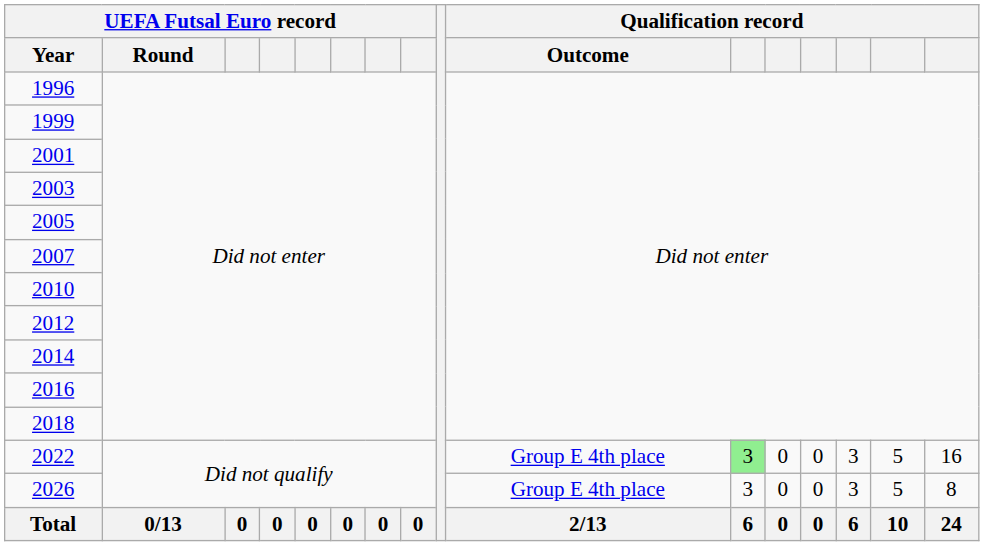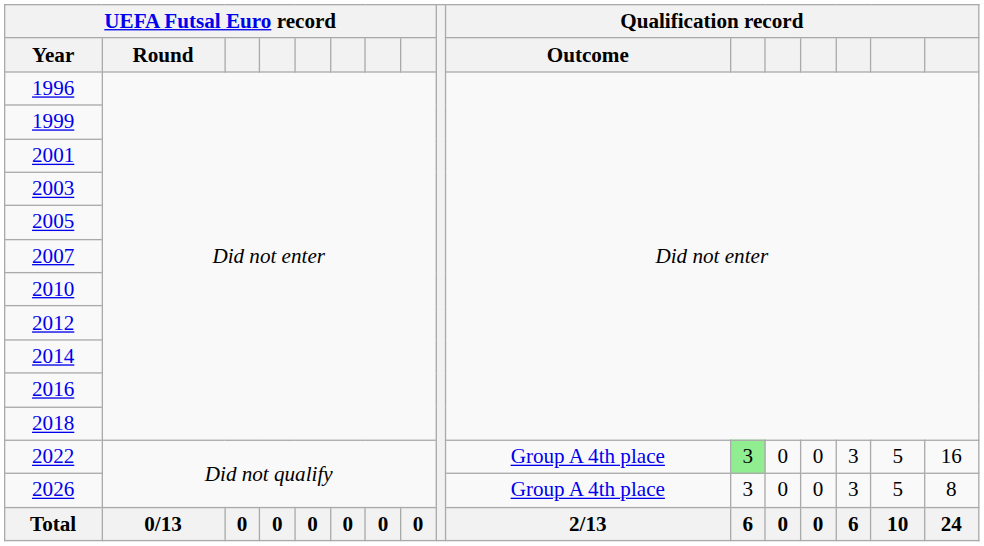(588, 456) Group E 4th place -> (588, 456) Group A 4th place
(588, 490) Group E 4th place -> (588, 490) Group A 4th place
